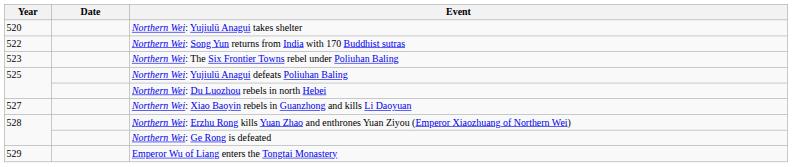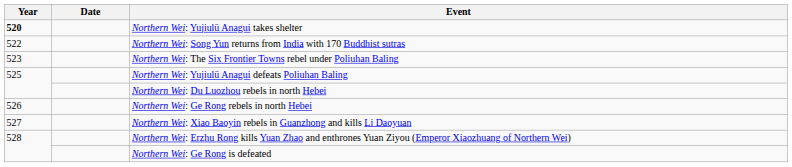(14, 28) normal -> (14, 28) bold
+ row: (222, 106)
- row: (235, 153)
